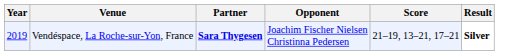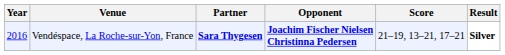(17, 36) 2019 -> (17, 36) 2016
(317, 36) normal -> (320, 36) bold
